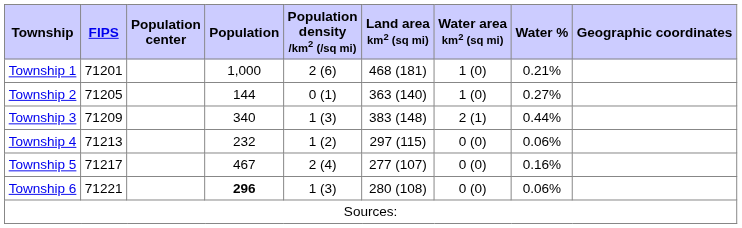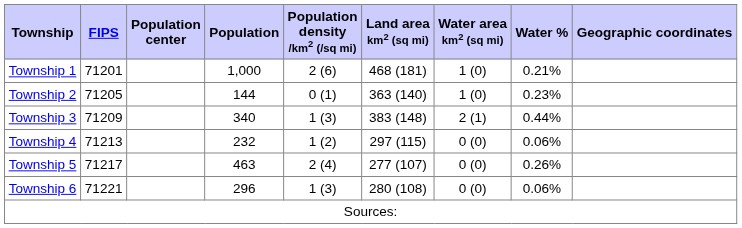(542, 94) 0.27% -> (542, 94) 0.23%
(244, 165) 467 -> (244, 165) 463
(542, 165) 0.16% -> (542, 165) 0.26%
(244, 188) bold -> (244, 188) normal
